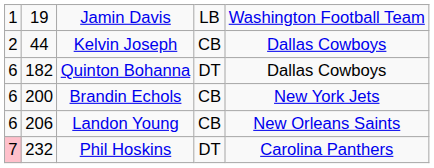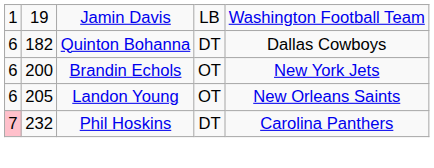- row: (125, 44)
(209, 96) CB -> (209, 70) OT
(39, 123) 206 -> (39, 96) 205
(209, 123) CB -> (209, 96) OT
